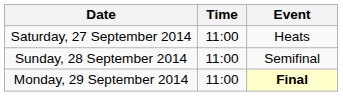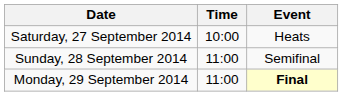(222, 36) 11:00 -> (222, 36) 10:00
